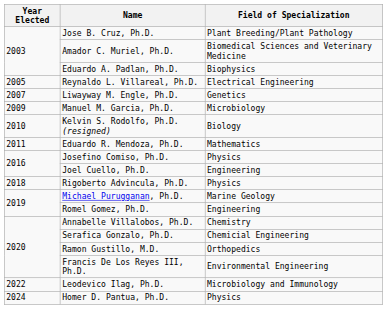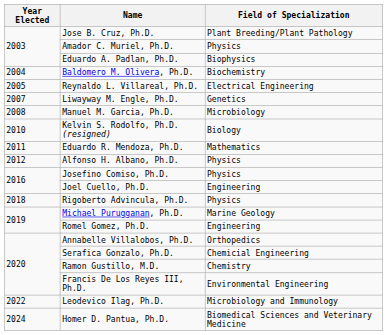(289, 51) Biomedical Sciences and Veterinary Medicine -> (224, 46) Physics
+ row: (128, 73)
(16, 108) 2009 -> (16, 112) 2008
+ row: (120, 161)
(229, 223) Chemistry -> (234, 240) Orthopedics
(234, 249) Orthopedics -> (229, 266) Chemistry
(224, 298) Physics -> (289, 319) Biomedical Sciences and Veterinary Medicine
